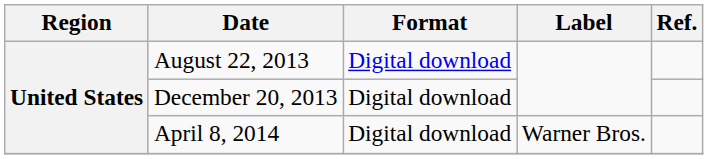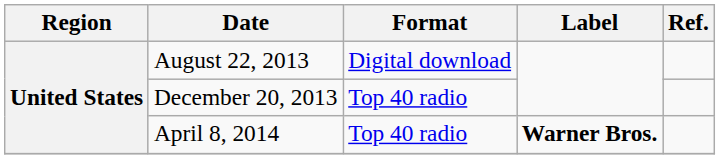(430, 97) Digital download -> (408, 97) Top 40 radio
(430, 134) Digital download -> (408, 134) Top 40 radio
(584, 134) normal -> (590, 134) bold
